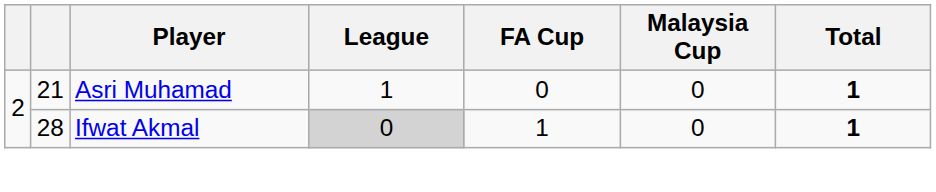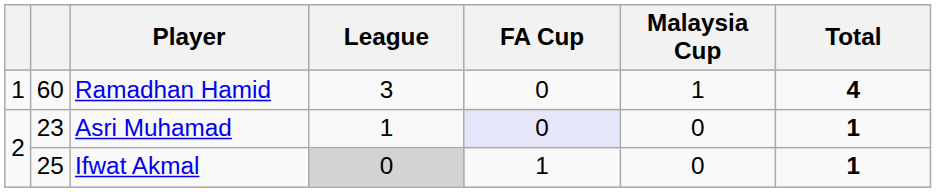+ row: (173, 89)
(50, 89) 21 -> (50, 128) 23
(542, 89) no background -> (542, 128) lavender background
(50, 128) 28 -> (50, 166) 25
